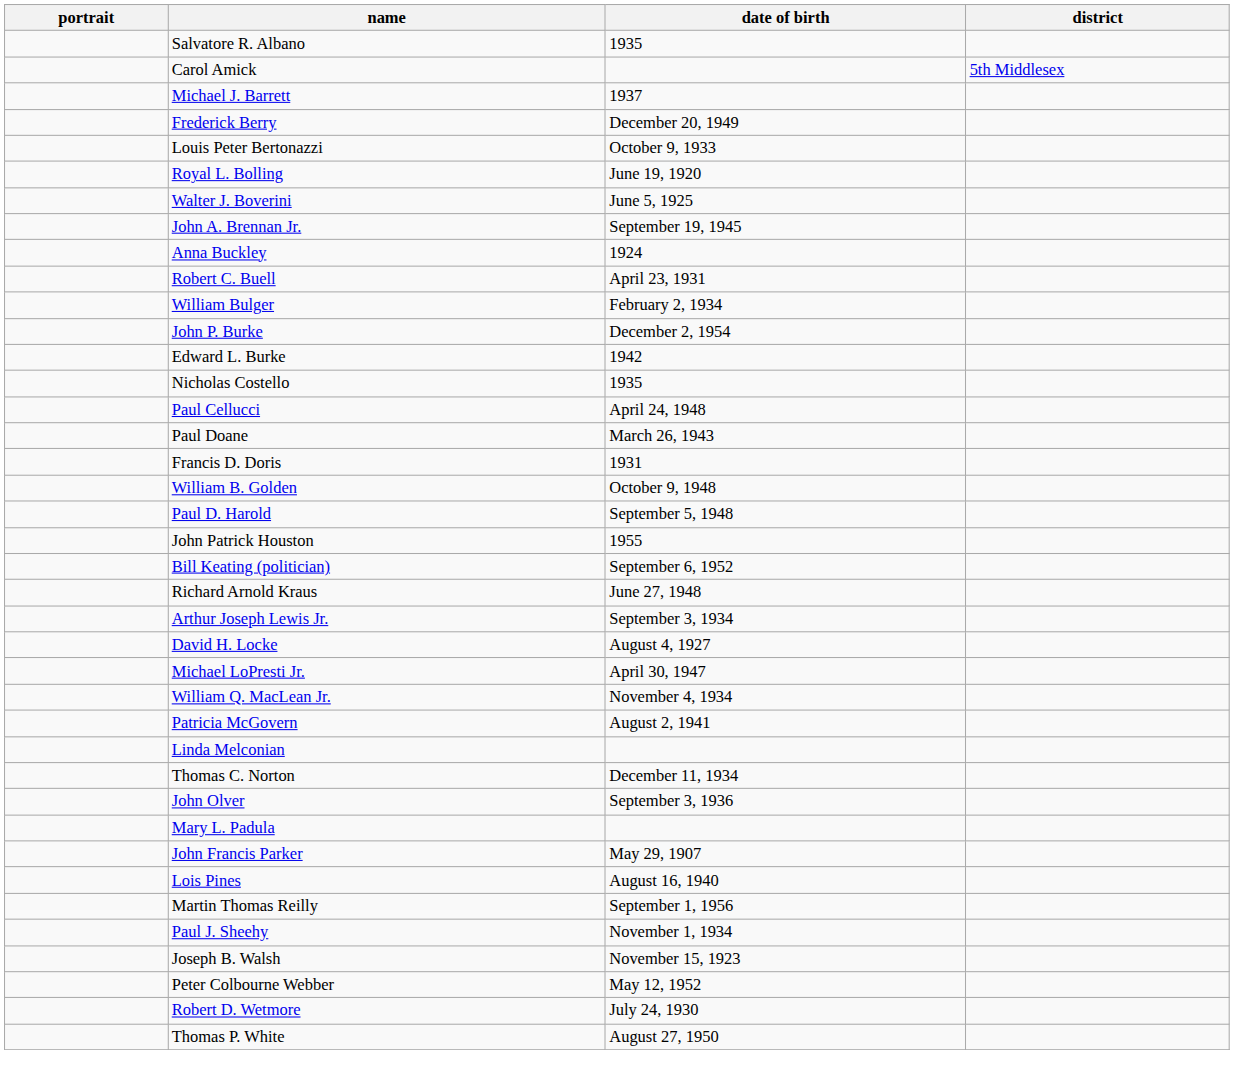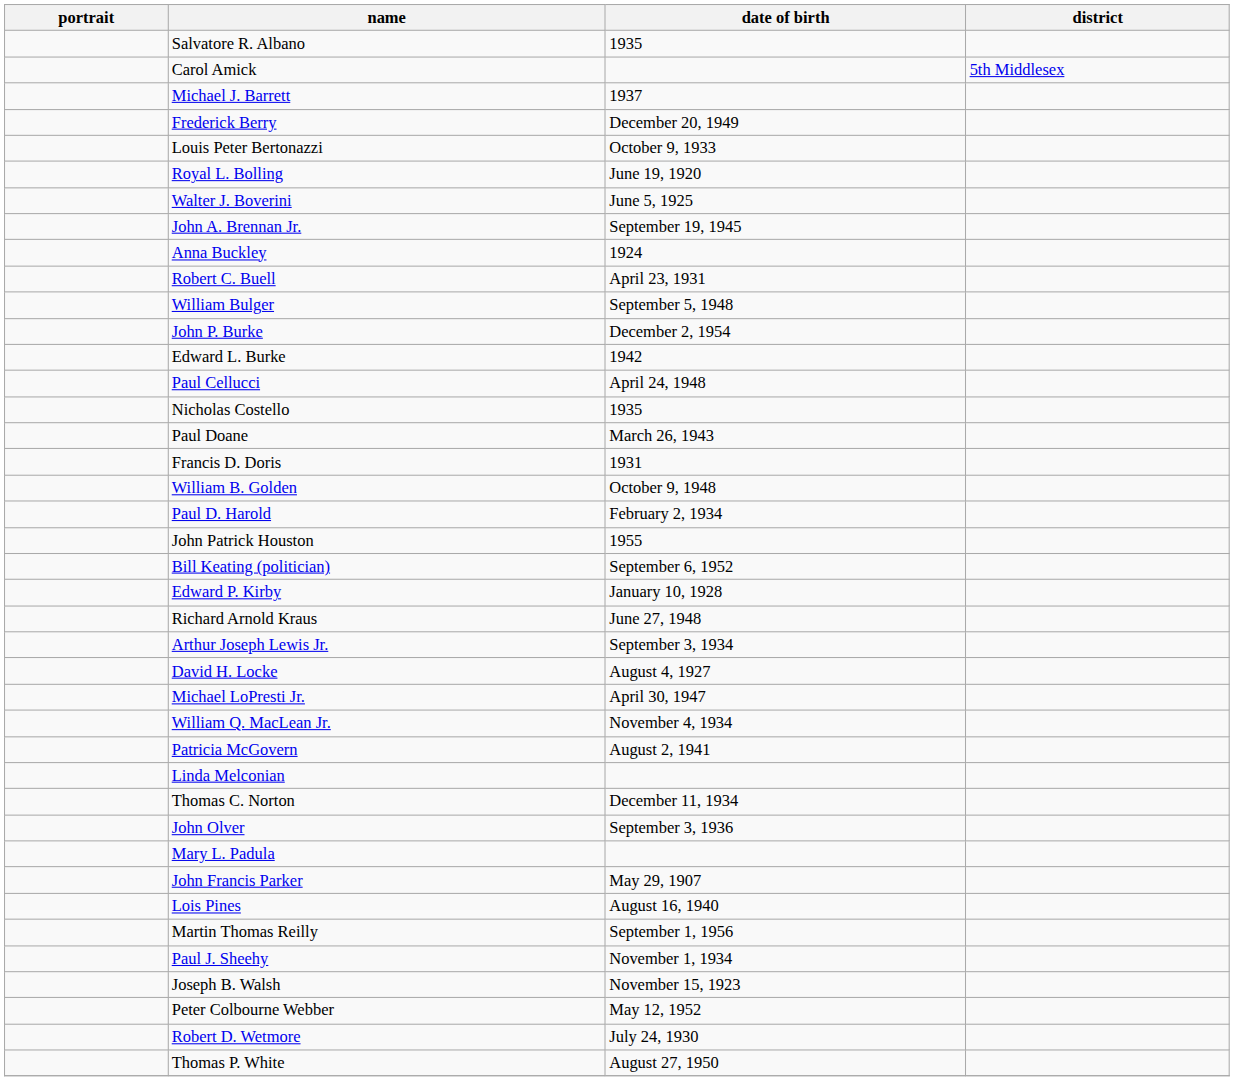(666, 305) February 2, 1934 -> (671, 305) September 5, 1948
rows swapped: (216, 409) <-> (231, 383)
(671, 514) September 5, 1948 -> (666, 514) February 2, 1934
+ row: (226, 592)
